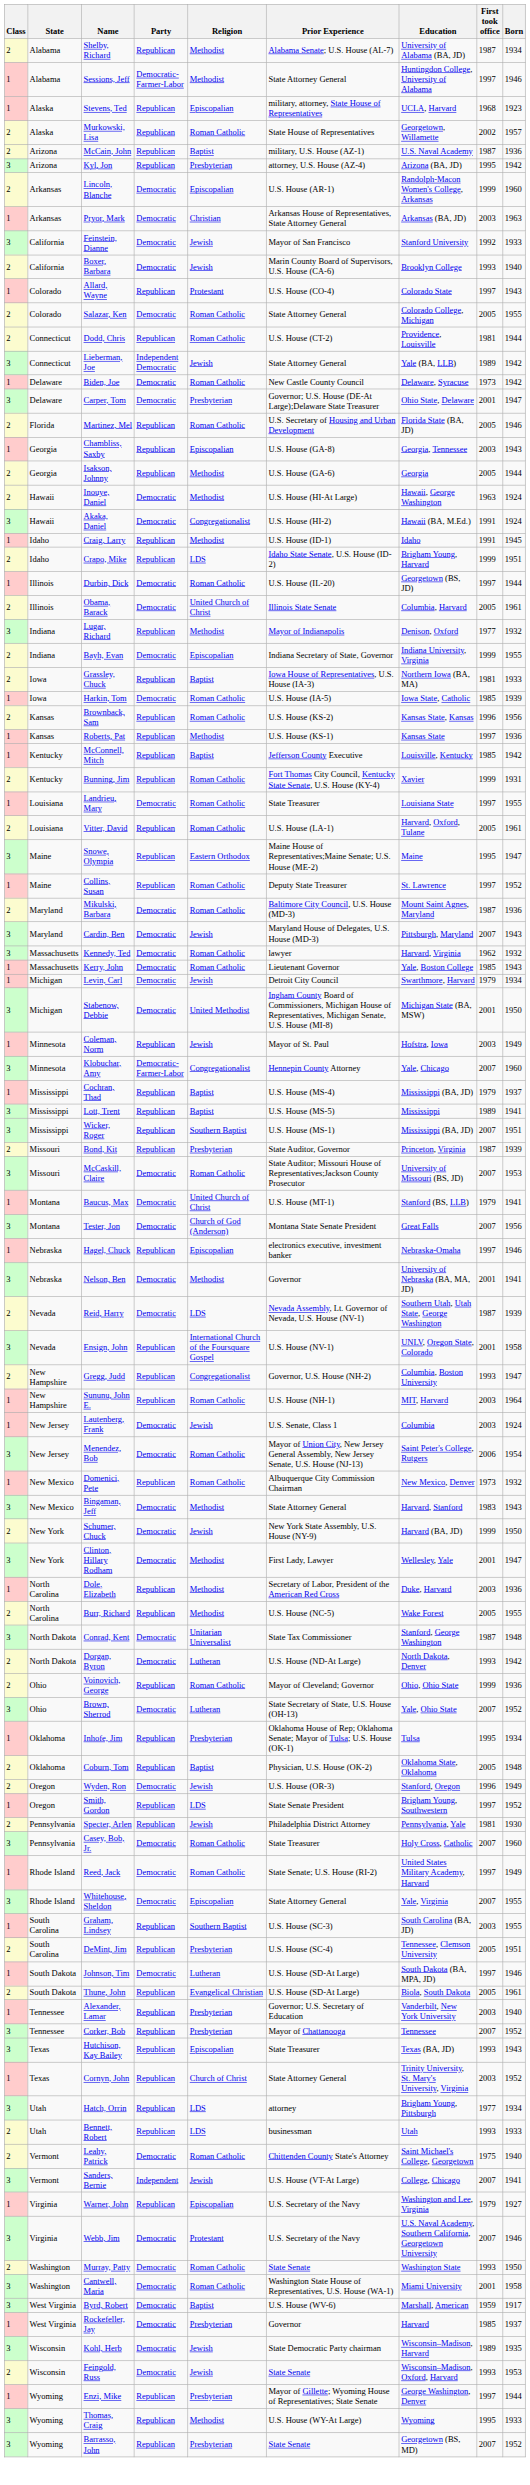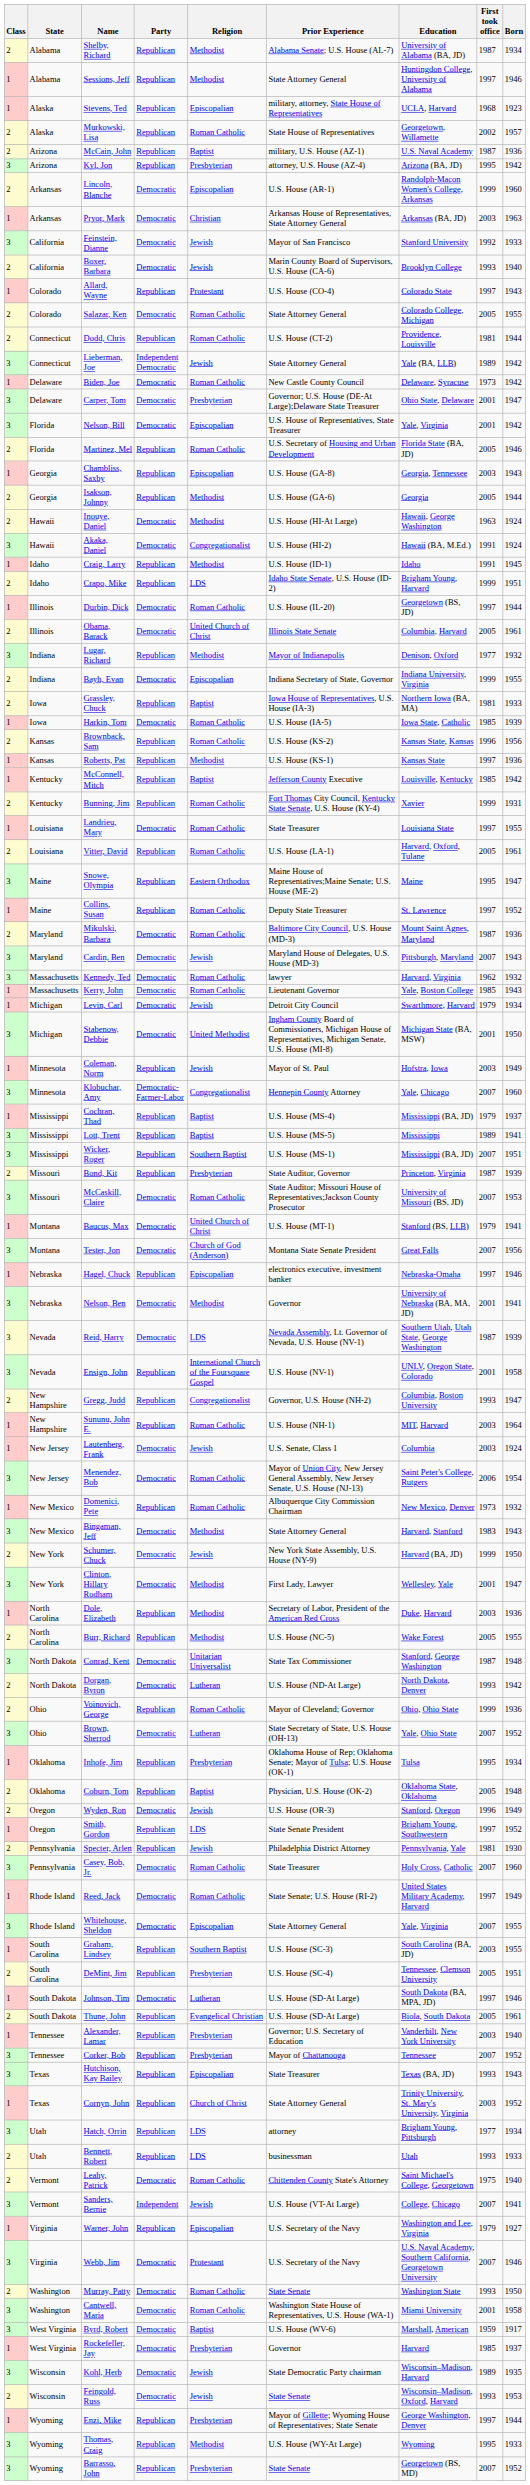(160, 80) Democratic-Farmer-Labor -> (156, 80) Republican
+ row: (104, 425)
(8, 1314) 2 -> (8, 1338) 3
